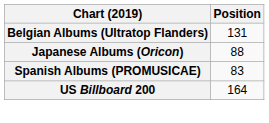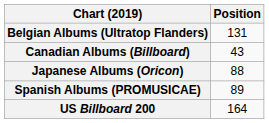+ row: (108, 52)
(237, 71) 83 -> (237, 90) 89
